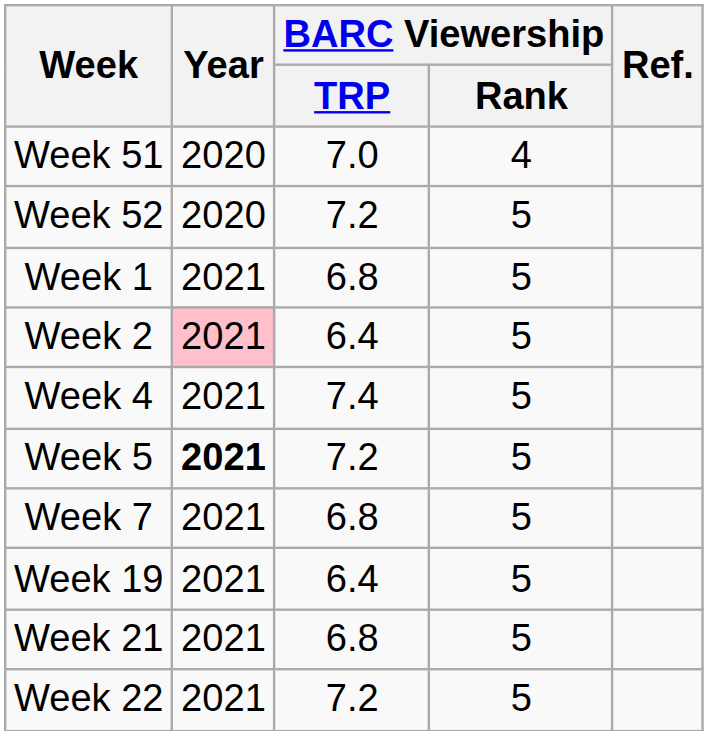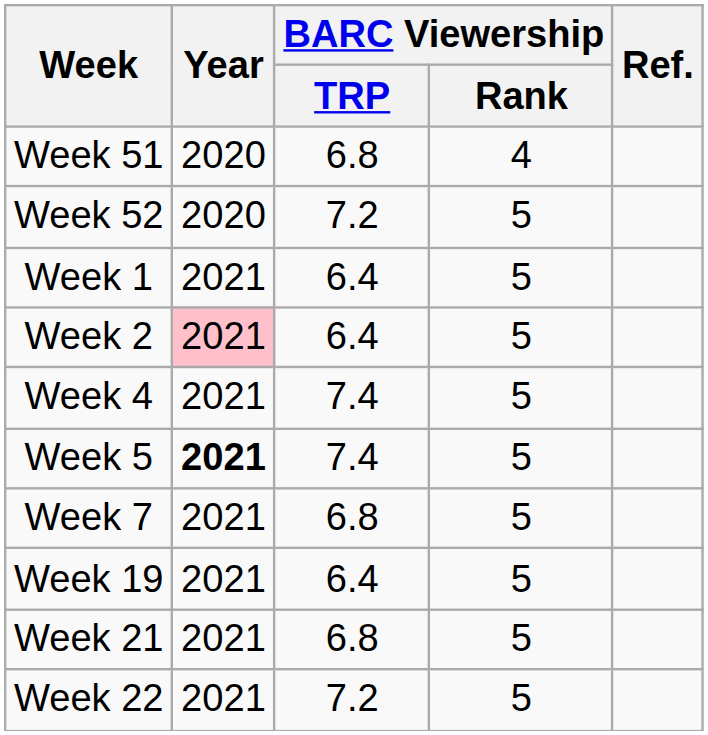(352, 155) 7.0 -> (352, 155) 6.8
(352, 276) 6.8 -> (352, 276) 6.4
(352, 457) 7.2 -> (352, 457) 7.4
